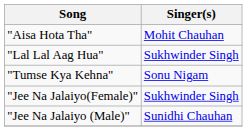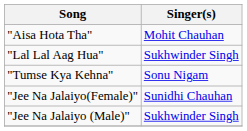(191, 95) Sukhwinder Singh -> (188, 95) Sunidhi Chauhan
(188, 116) Sunidhi Chauhan -> (191, 116) Sukhwinder Singh
